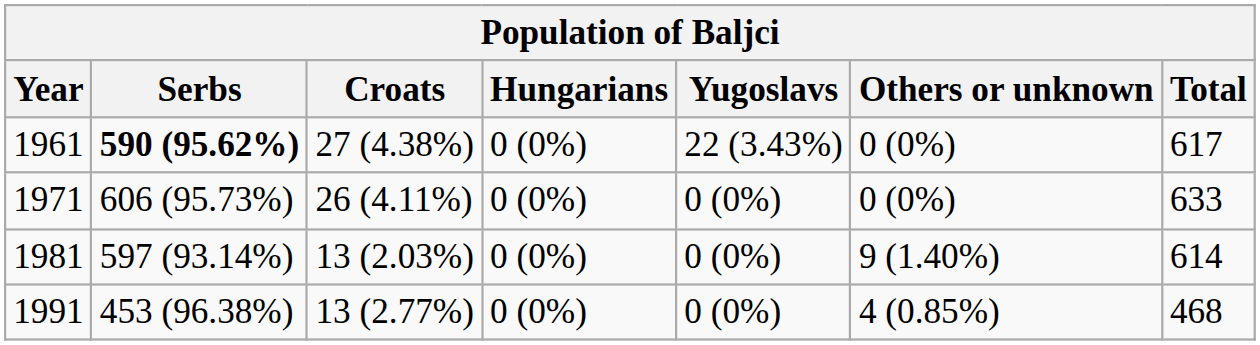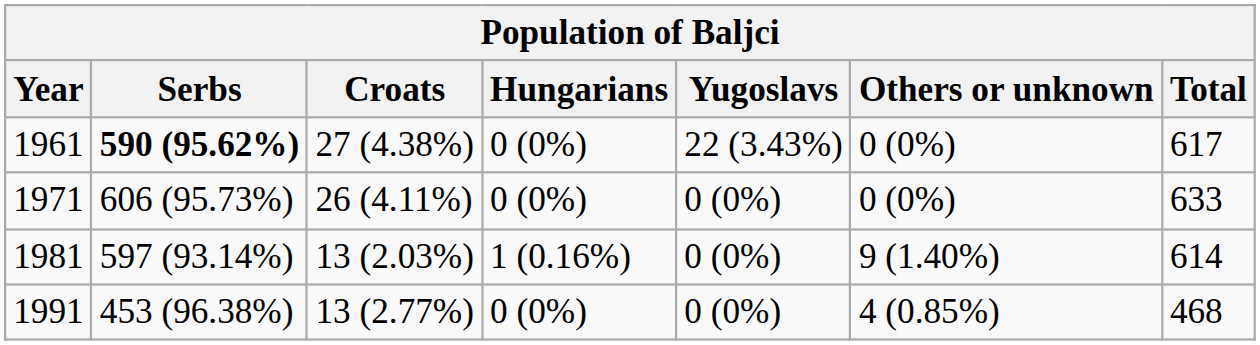(538, 255) 0 (0%) -> (560, 255) 1 (0.16%)
